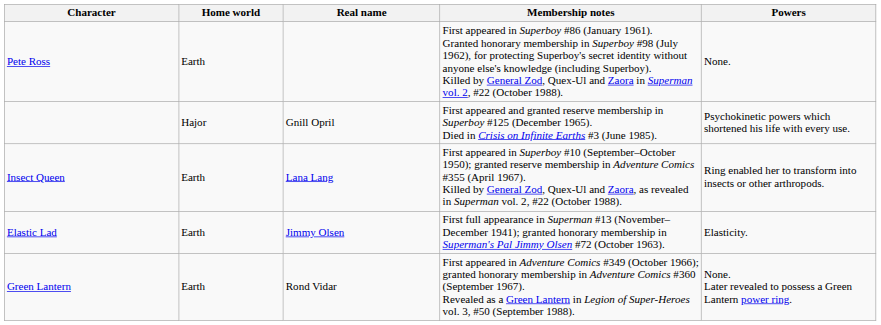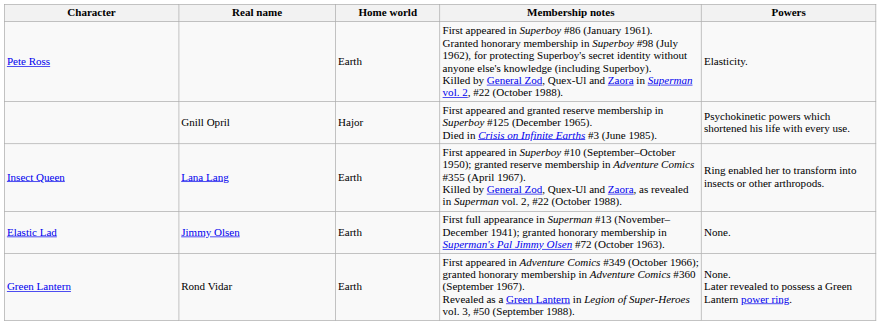columns swapped: (362, 13) <-> (231, 13)
(717, 61) None. -> (726, 61) Elasticity.
(726, 232) Elasticity. -> (717, 232) None.
